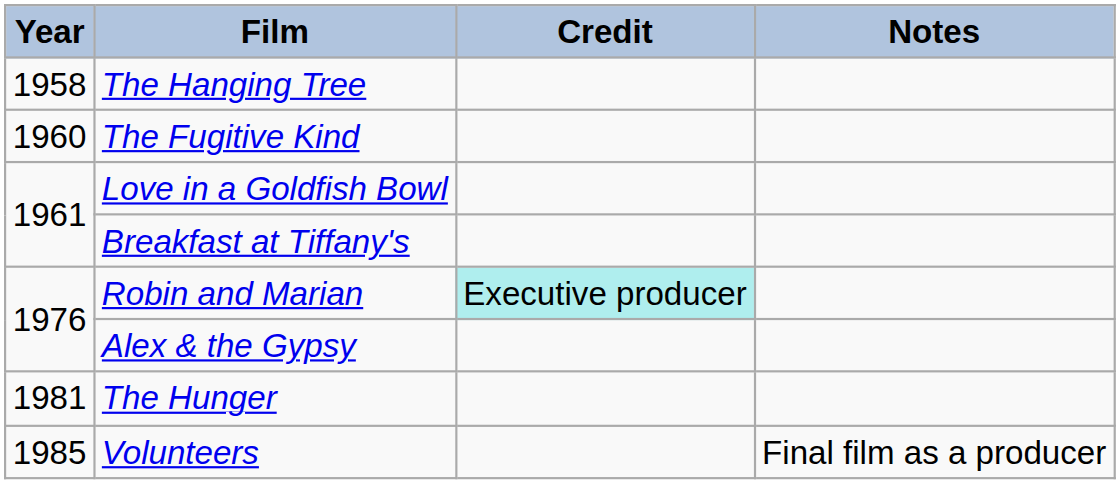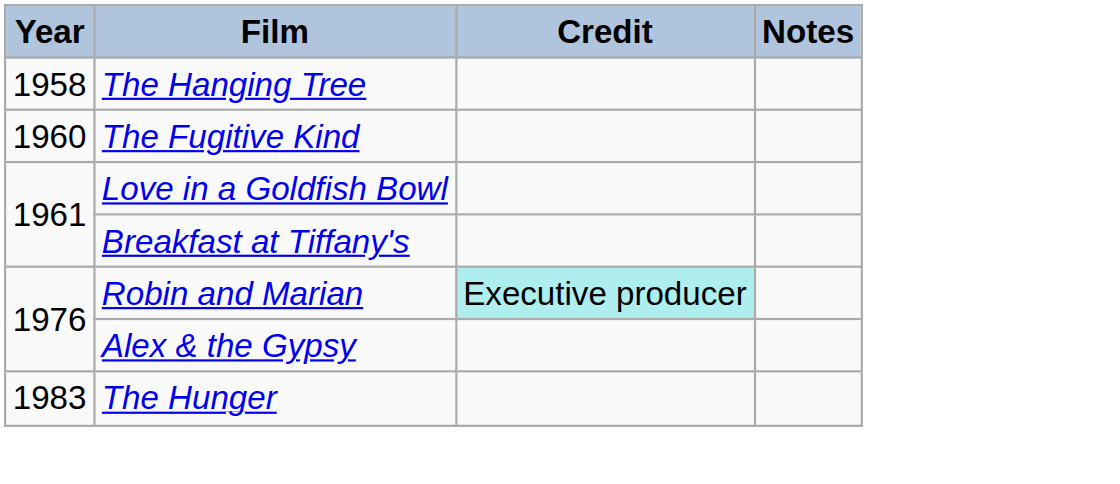(50, 399) 1981 -> (50, 399) 1983
- row: (180, 451)
